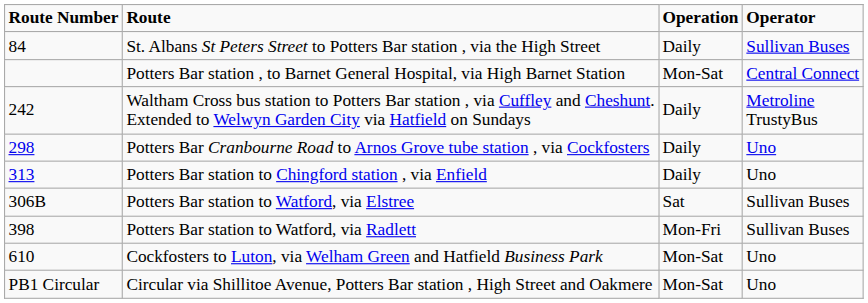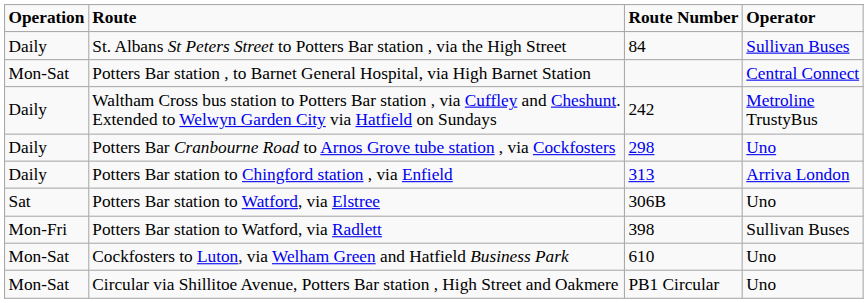columns swapped: (63, 18) <-> (700, 18)
(761, 174) Uno -> (798, 174) Arriva London
(798, 202) Sullivan Buses -> (761, 202) Uno
